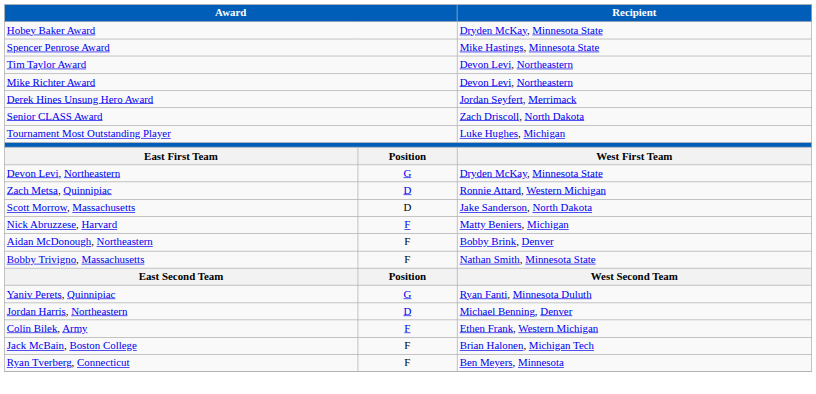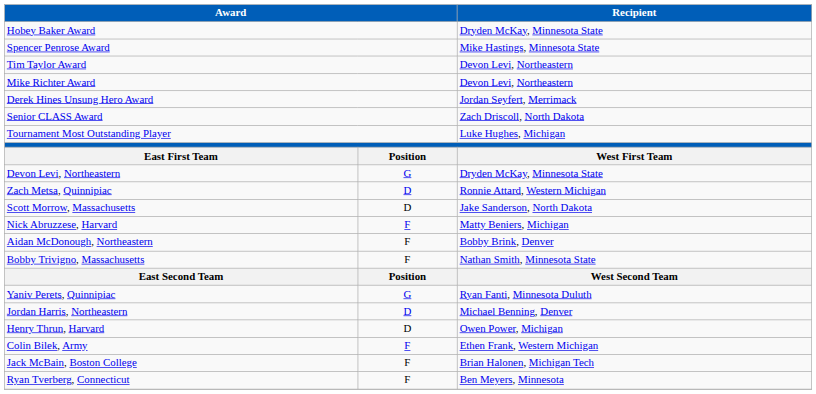+ row: (56, 328)
